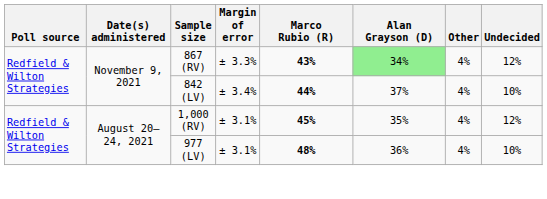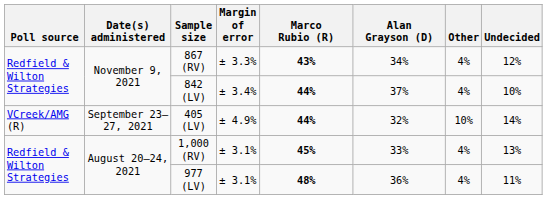(399, 61) lightgreen background -> (399, 61) no background
+ row: (194, 120)
(399, 120) 35% -> (399, 150) 33%
(512, 120) 12% -> (512, 150) 13%
(512, 150) 10% -> (512, 179) 11%
